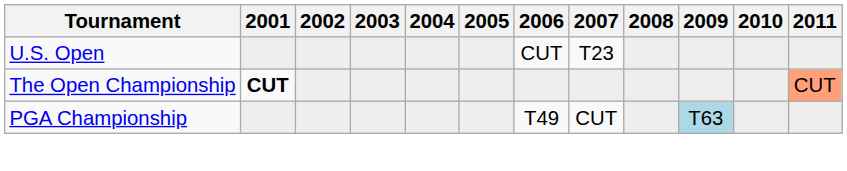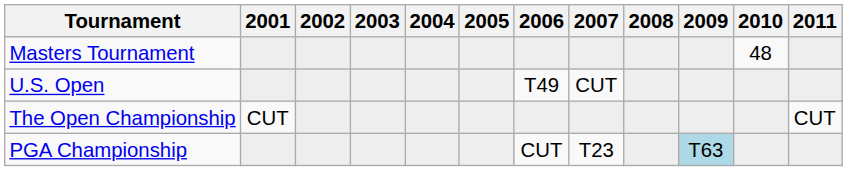+ row: (102, 53)
(542, 53) CUT -> (542, 85) T49
(596, 53) T23 -> (596, 85) CUT
(268, 85) bold -> (268, 118) normal
(815, 85) lightsalmon background -> (815, 118) no background
(542, 118) T49 -> (542, 150) CUT
(596, 118) CUT -> (596, 150) T23
